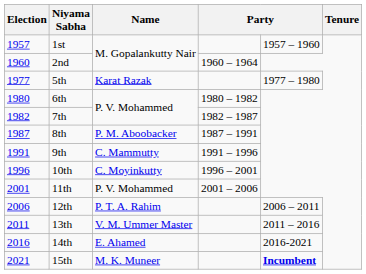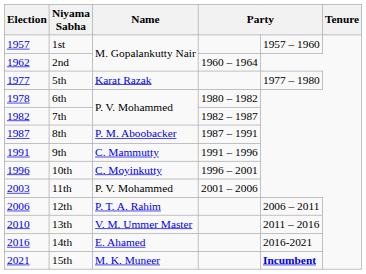(18, 62) 1960 -> (18, 62) 1962
(18, 98) 1980 -> (18, 98) 1978
(18, 188) 2001 -> (18, 188) 2003
(18, 224) 2011 -> (18, 224) 2010
